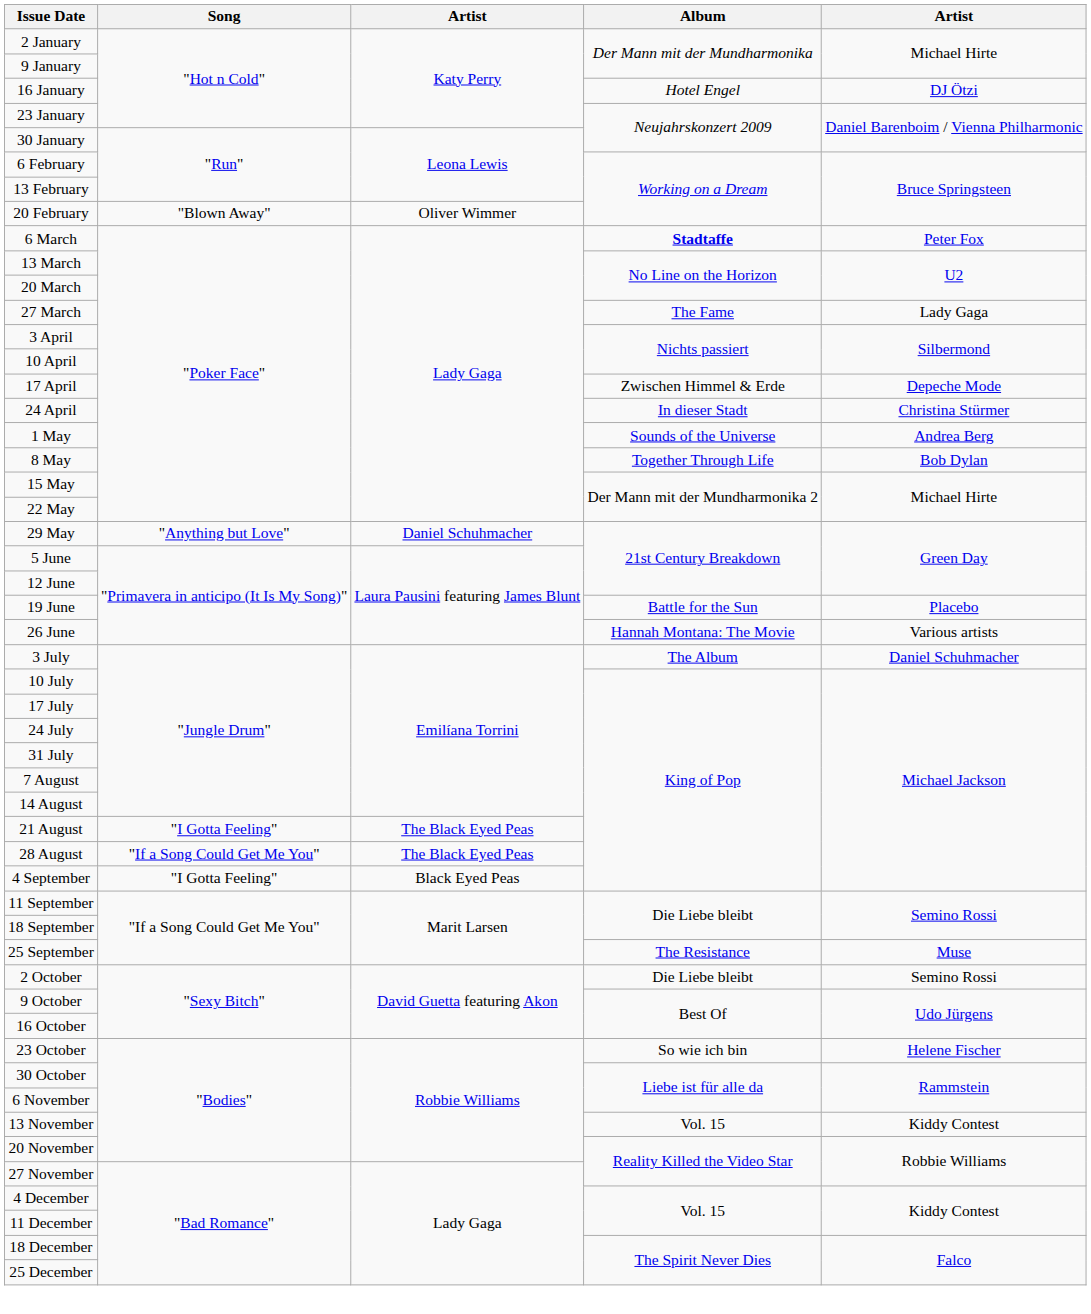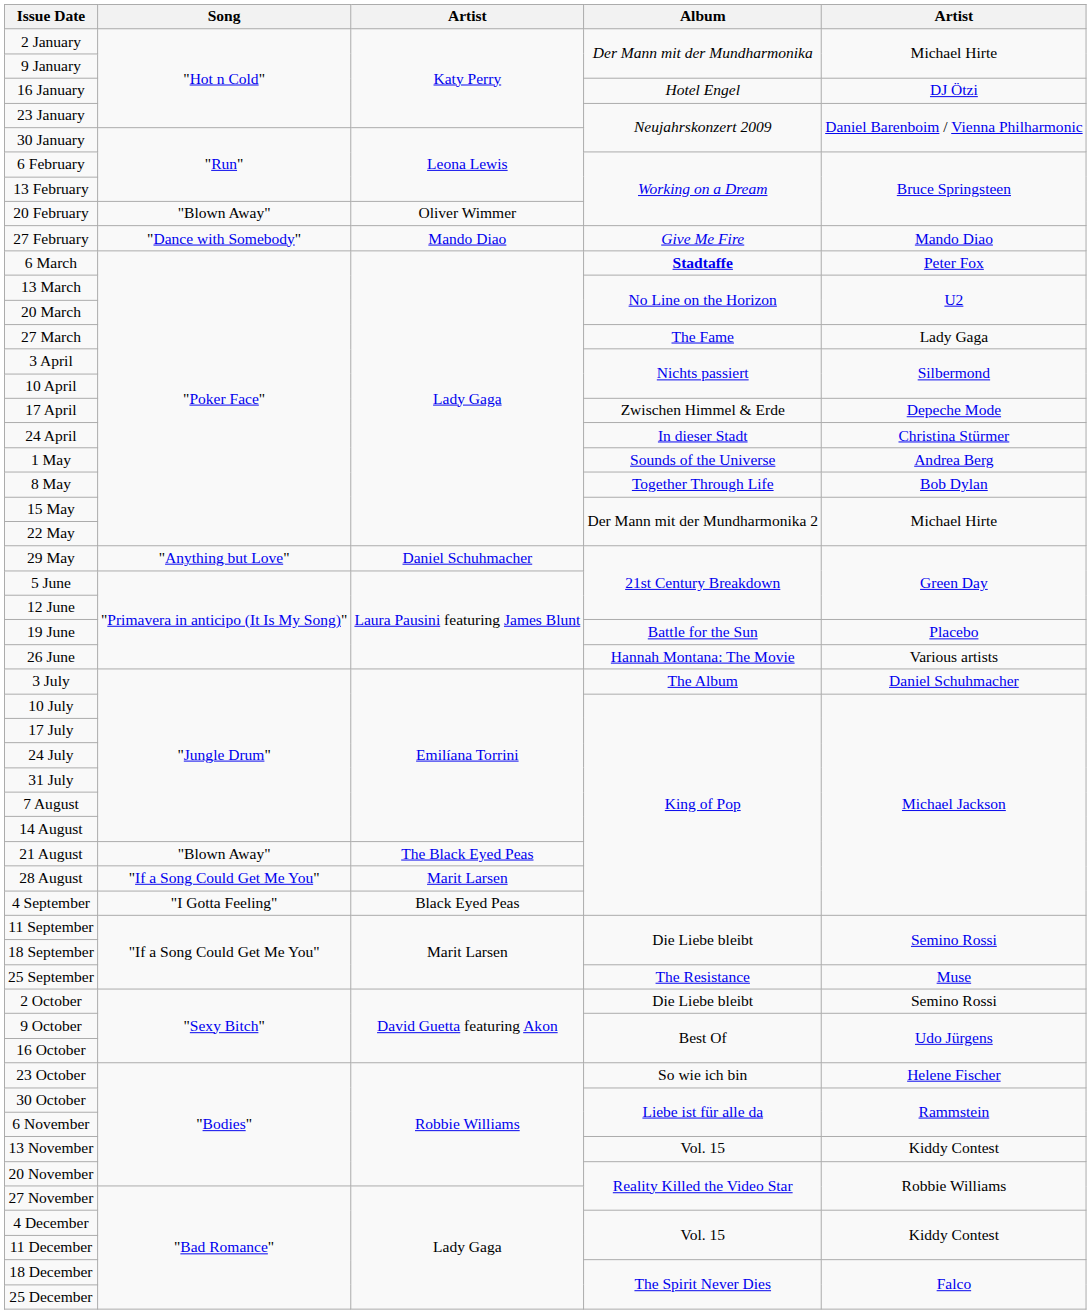+ row: (51, 238)
(224, 829) "I Gotta Feeling" -> (224, 853) "Blown Away"
(467, 853) The Black Eyed Peas -> (467, 878) Marit Larsen
